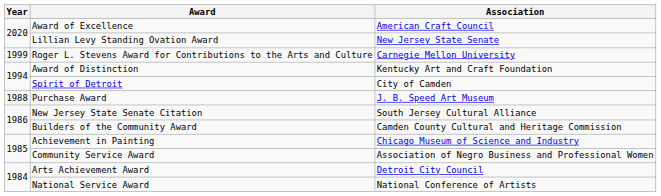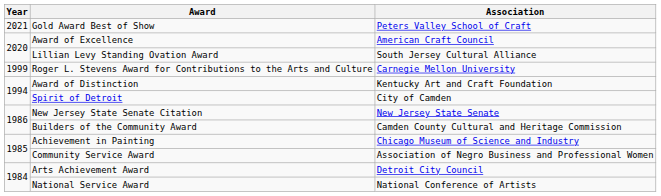+ row: (17, 26)
(438, 40) New Jersey State Senate -> (457, 55) South Jersey Cultural Alliance
- row: (17, 98)
(457, 112) South Jersey Cultural Alliance -> (438, 112) New Jersey State Senate
